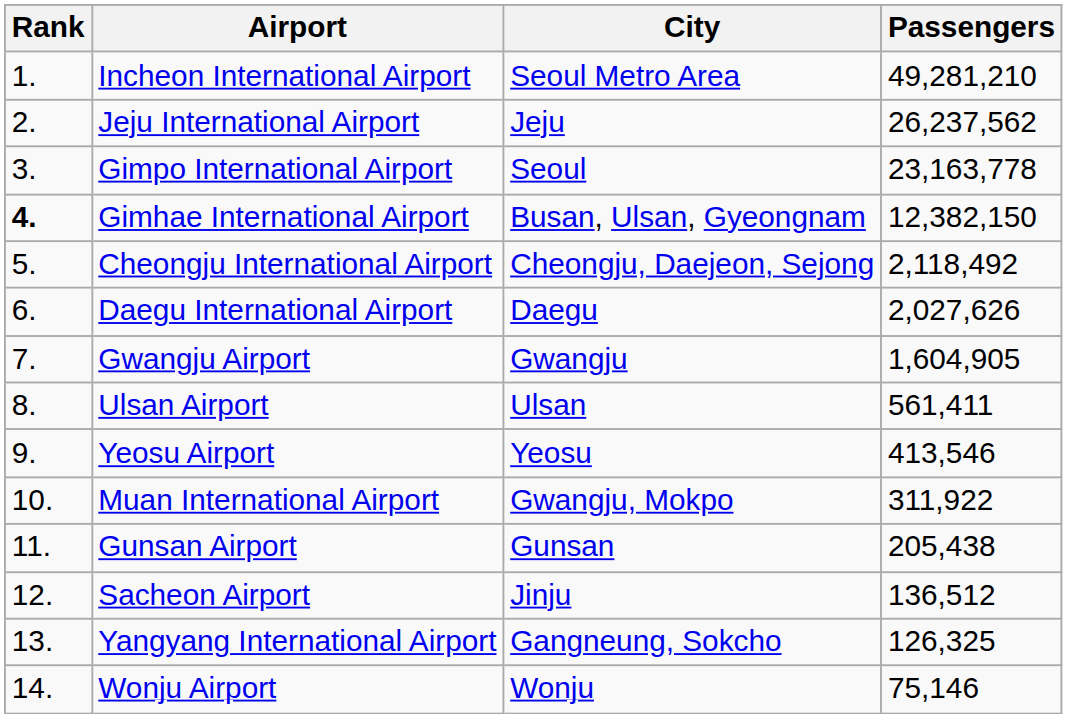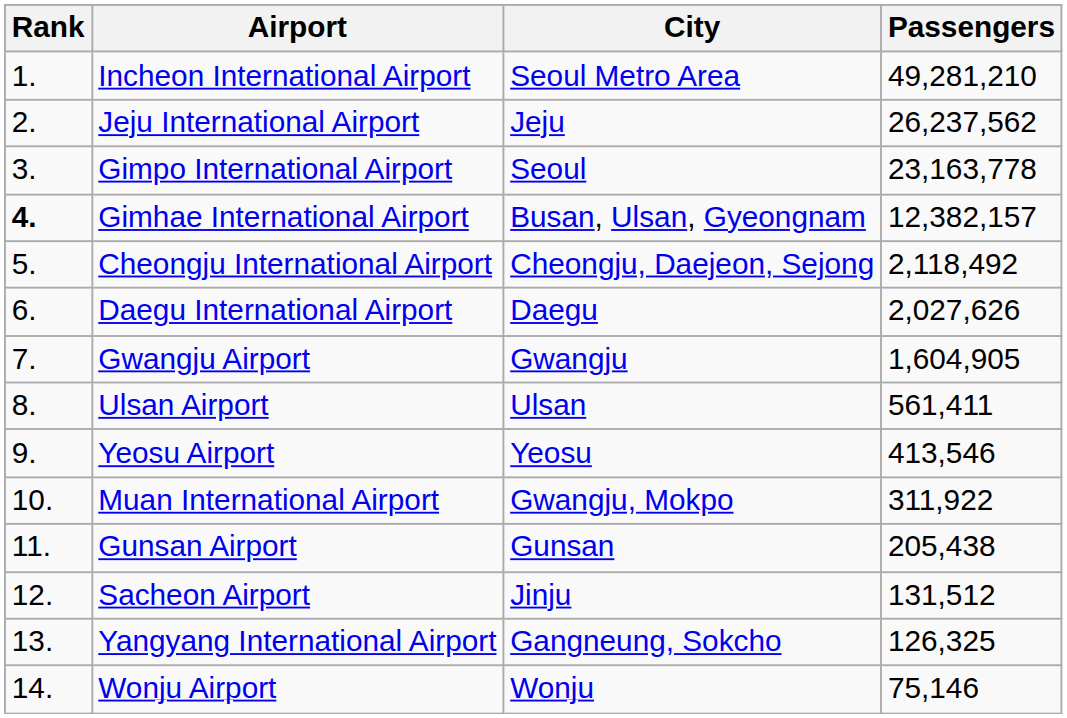(962, 216) 12,382,150 -> (962, 216) 12,382,157
(942, 594) 136,512 -> (942, 594) 131,512
